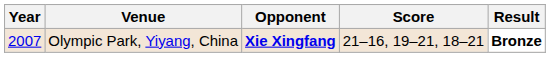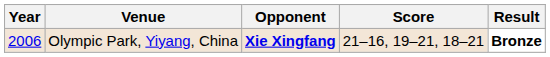(25, 40) 2007 -> (25, 40) 2006
